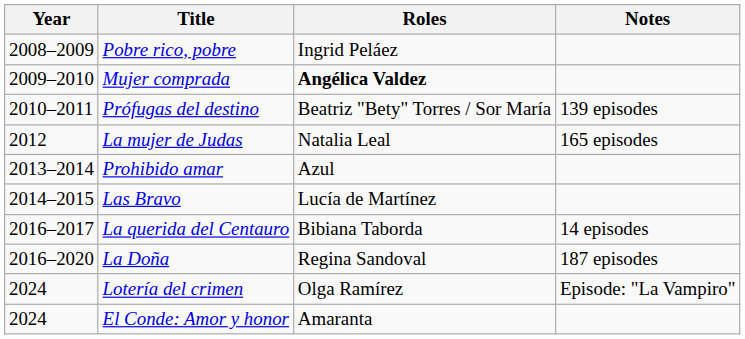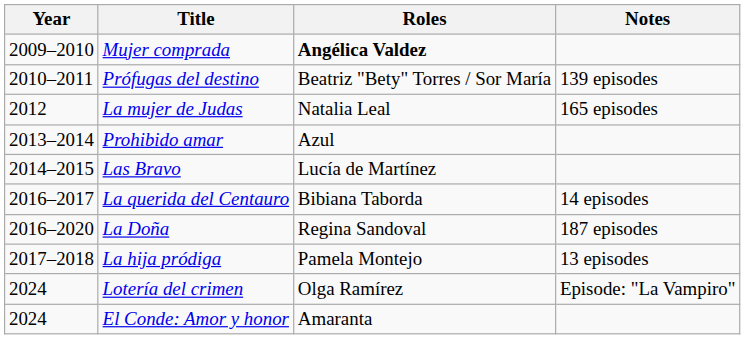- row: (169, 49)
+ row: (162, 259)
